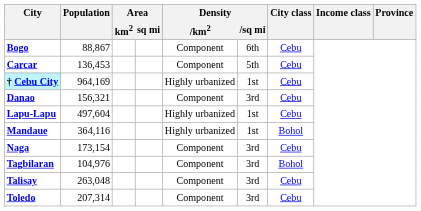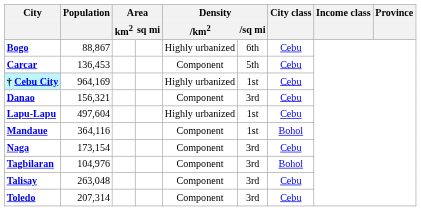(200, 48) Component -> (200, 48) Highly urbanized
(200, 131) Highly urbanized -> (200, 131) Component
